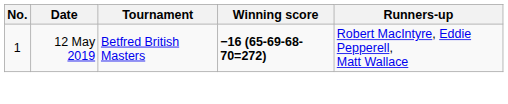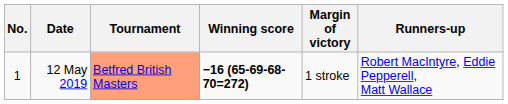+ column: (330, 28)
(140, 48) no background -> (132, 76) lightsalmon background
